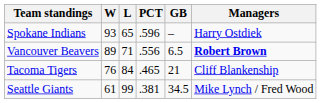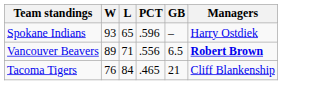- row: (40, 88)
